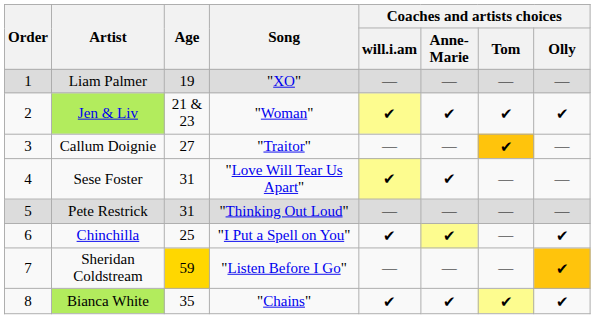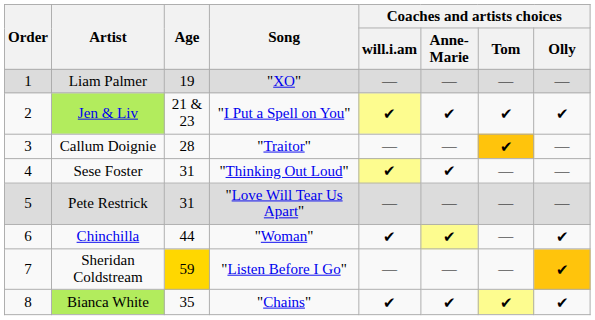(284, 113) "Woman" -> (284, 113) "I Put a Spell on You"
(187, 146) 27 -> (187, 146) 28
(284, 178) "Love Will Tear Us Apart" -> (284, 170) "Thinking Out Loud"
(284, 211) "Thinking Out Loud" -> (284, 203) "Love Will Tear Us Apart"
(187, 235) 25 -> (187, 236) 44
(284, 235) "I Put a Spell on You" -> (284, 236) "Woman"
